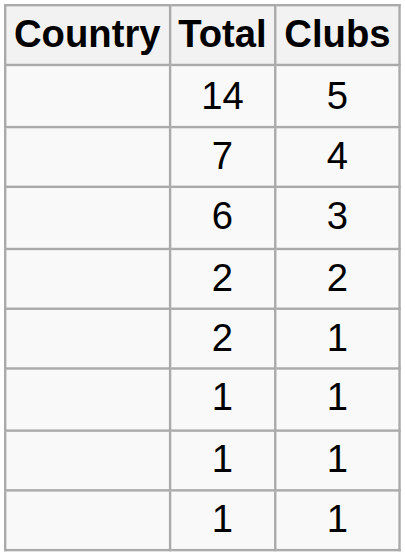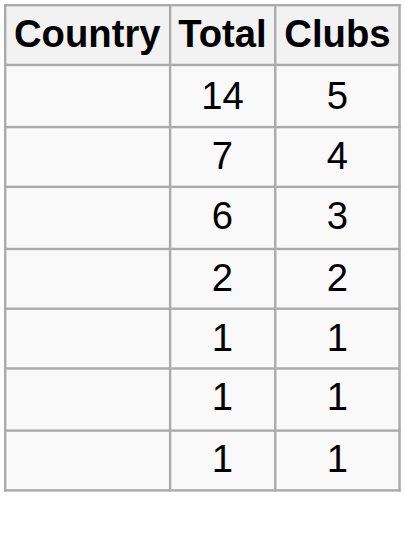- row: (222, 338)
